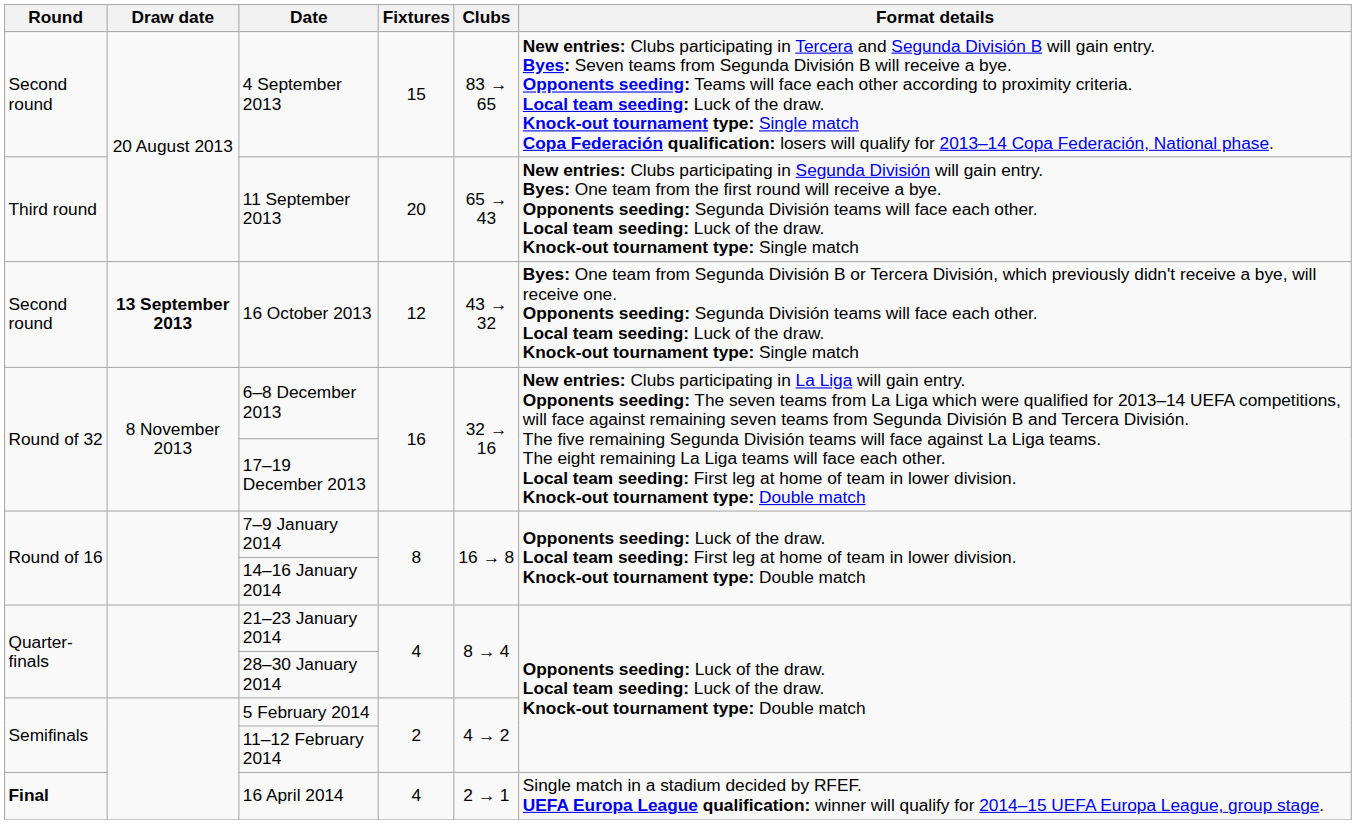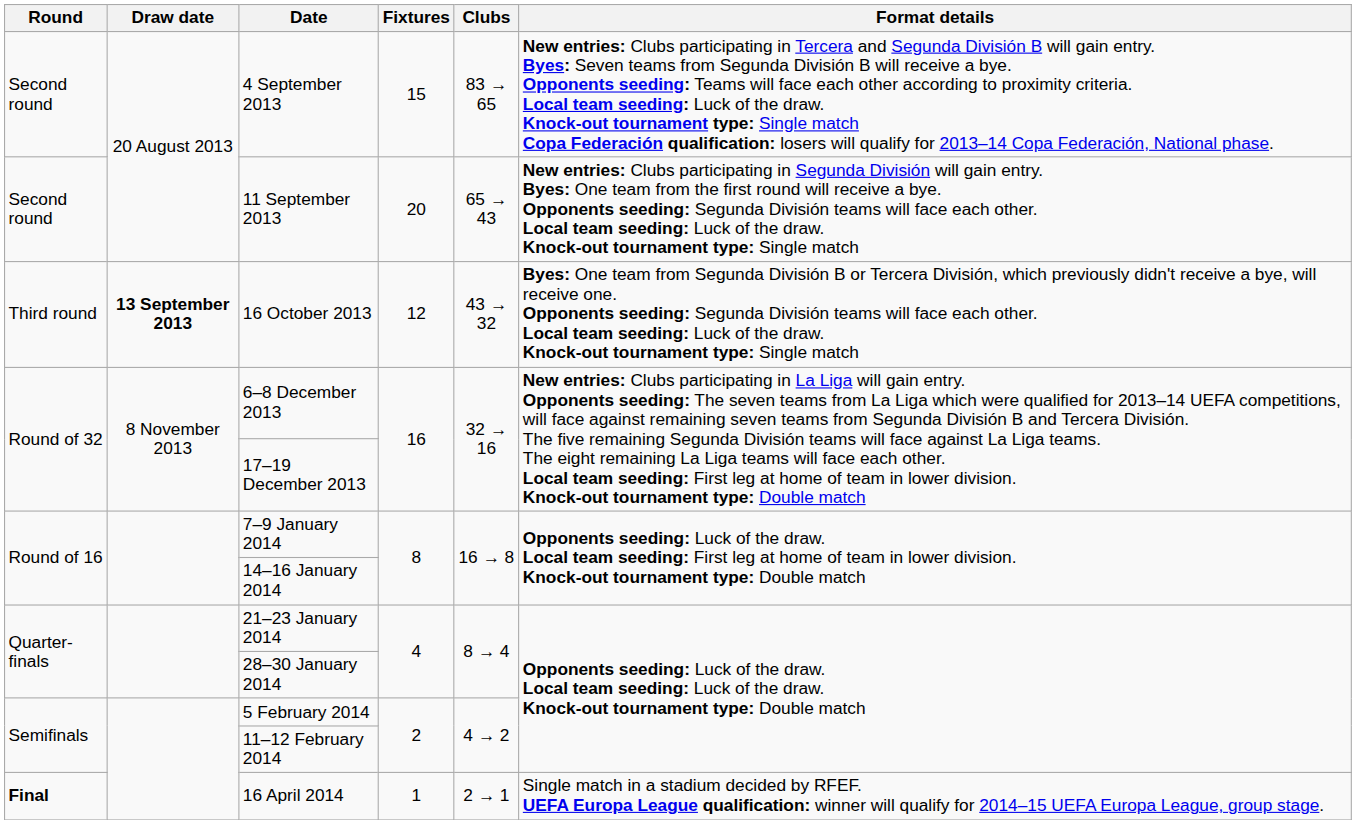(53, 209) Third round -> (38, 209) Second round
(38, 314) Second round -> (53, 314) Third round
(416, 795) 4 -> (416, 795) 1
